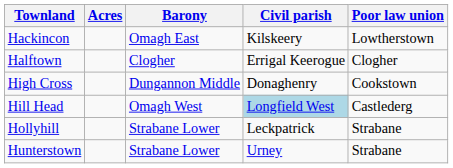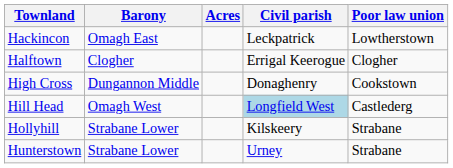columns swapped: (105, 15) <-> (185, 15)
(274, 38) Kilskeery -> (281, 38) Leckpatrick
(281, 128) Leckpatrick -> (274, 128) Kilskeery
